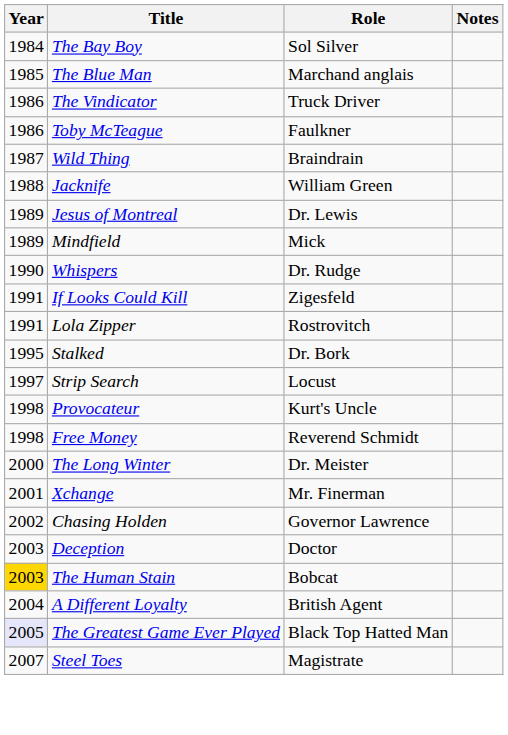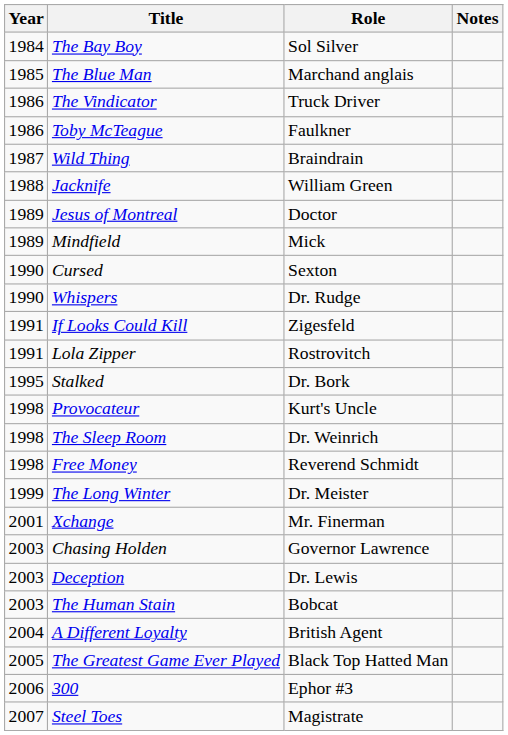(323, 213) Dr. Lewis -> (313, 213) Doctor
+ row: (77, 269)
- row: (95, 381)
+ row: (109, 437)
(26, 465) 2000 -> (26, 492) 1999
(26, 520) 2002 -> (26, 548) 2003
(313, 548) Doctor -> (323, 576) Dr. Lewis
(26, 576) gold background -> (26, 604) no background
(26, 632) lavender background -> (26, 660) no background
+ row: (65, 688)
